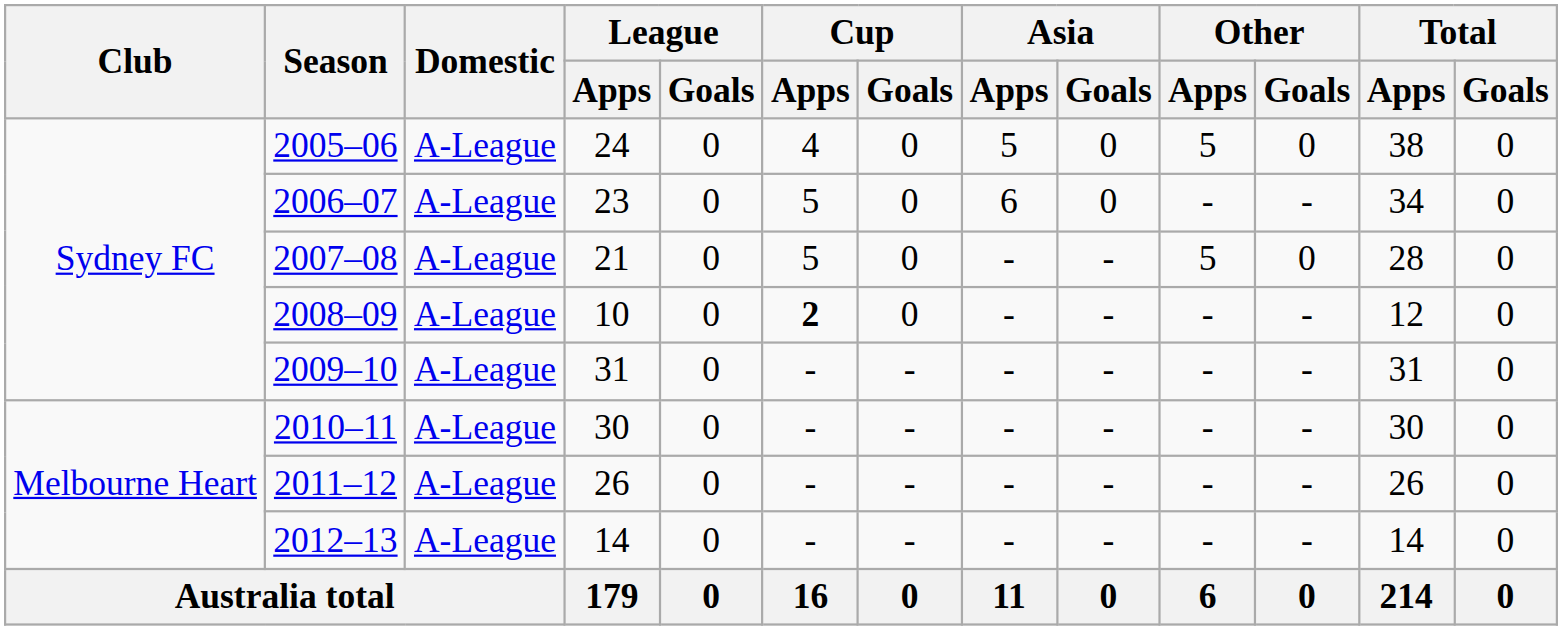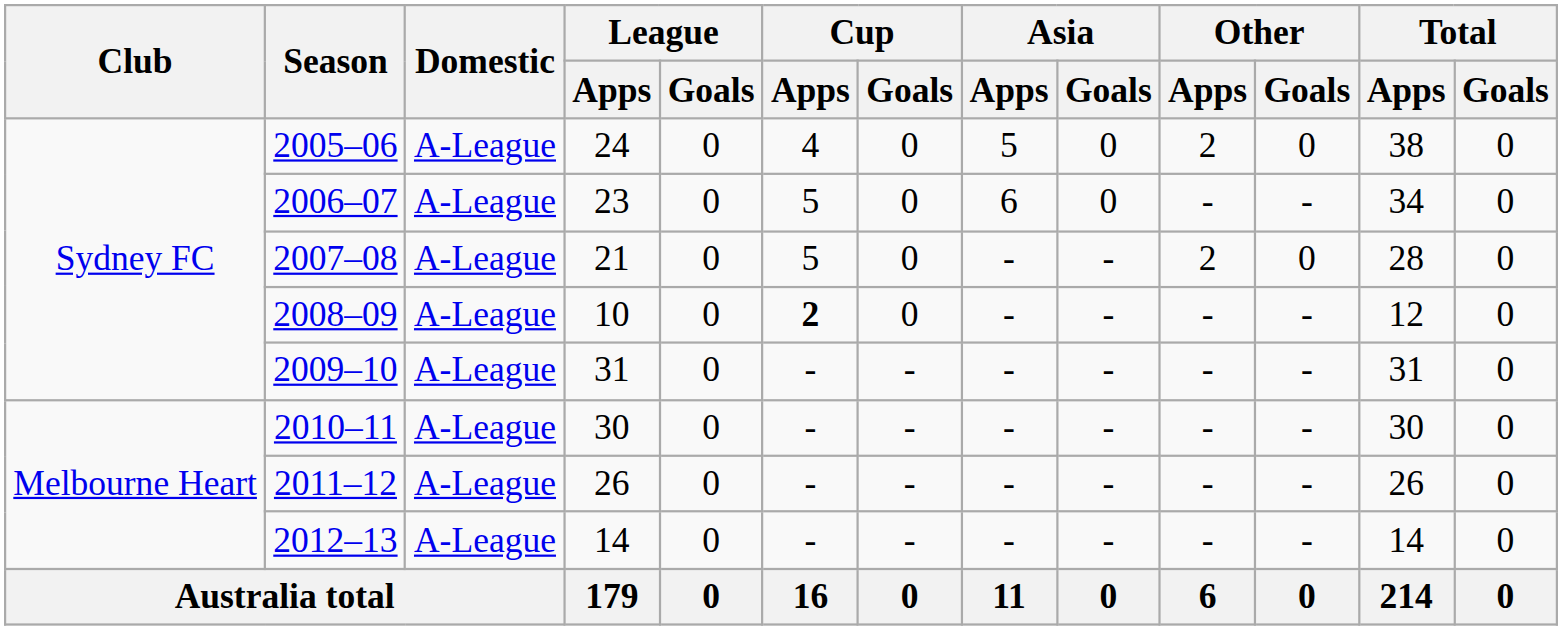(1208, 145) 5 -> (1208, 145) 2
(1208, 257) 5 -> (1208, 257) 2
